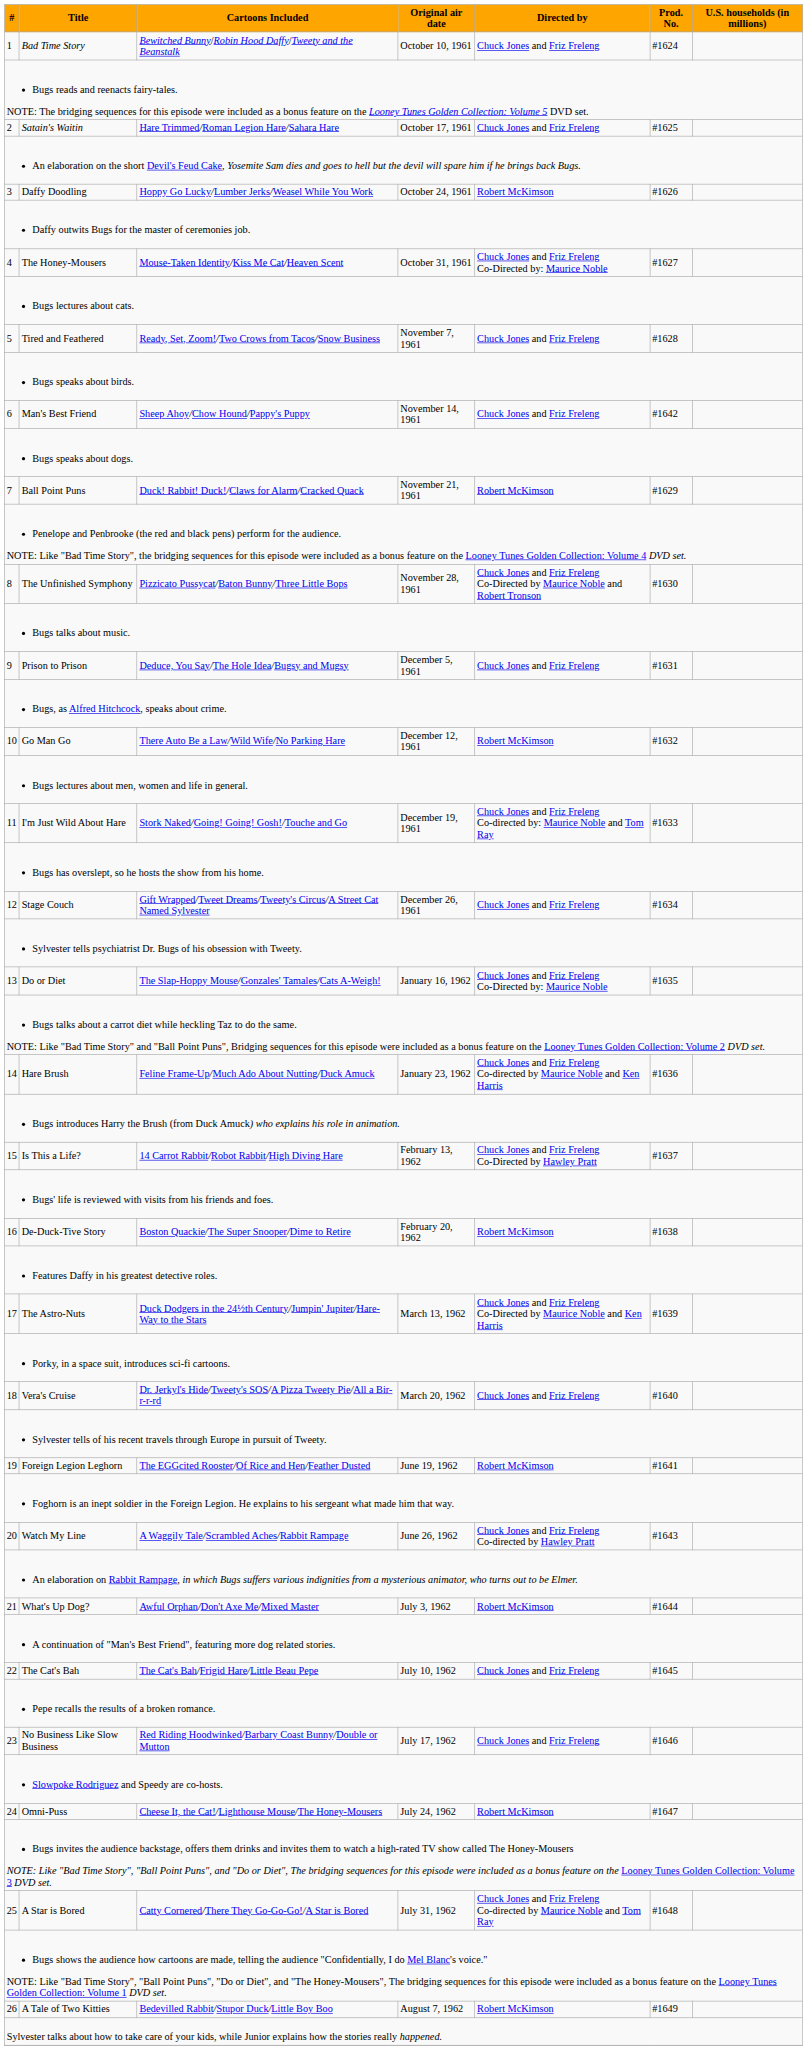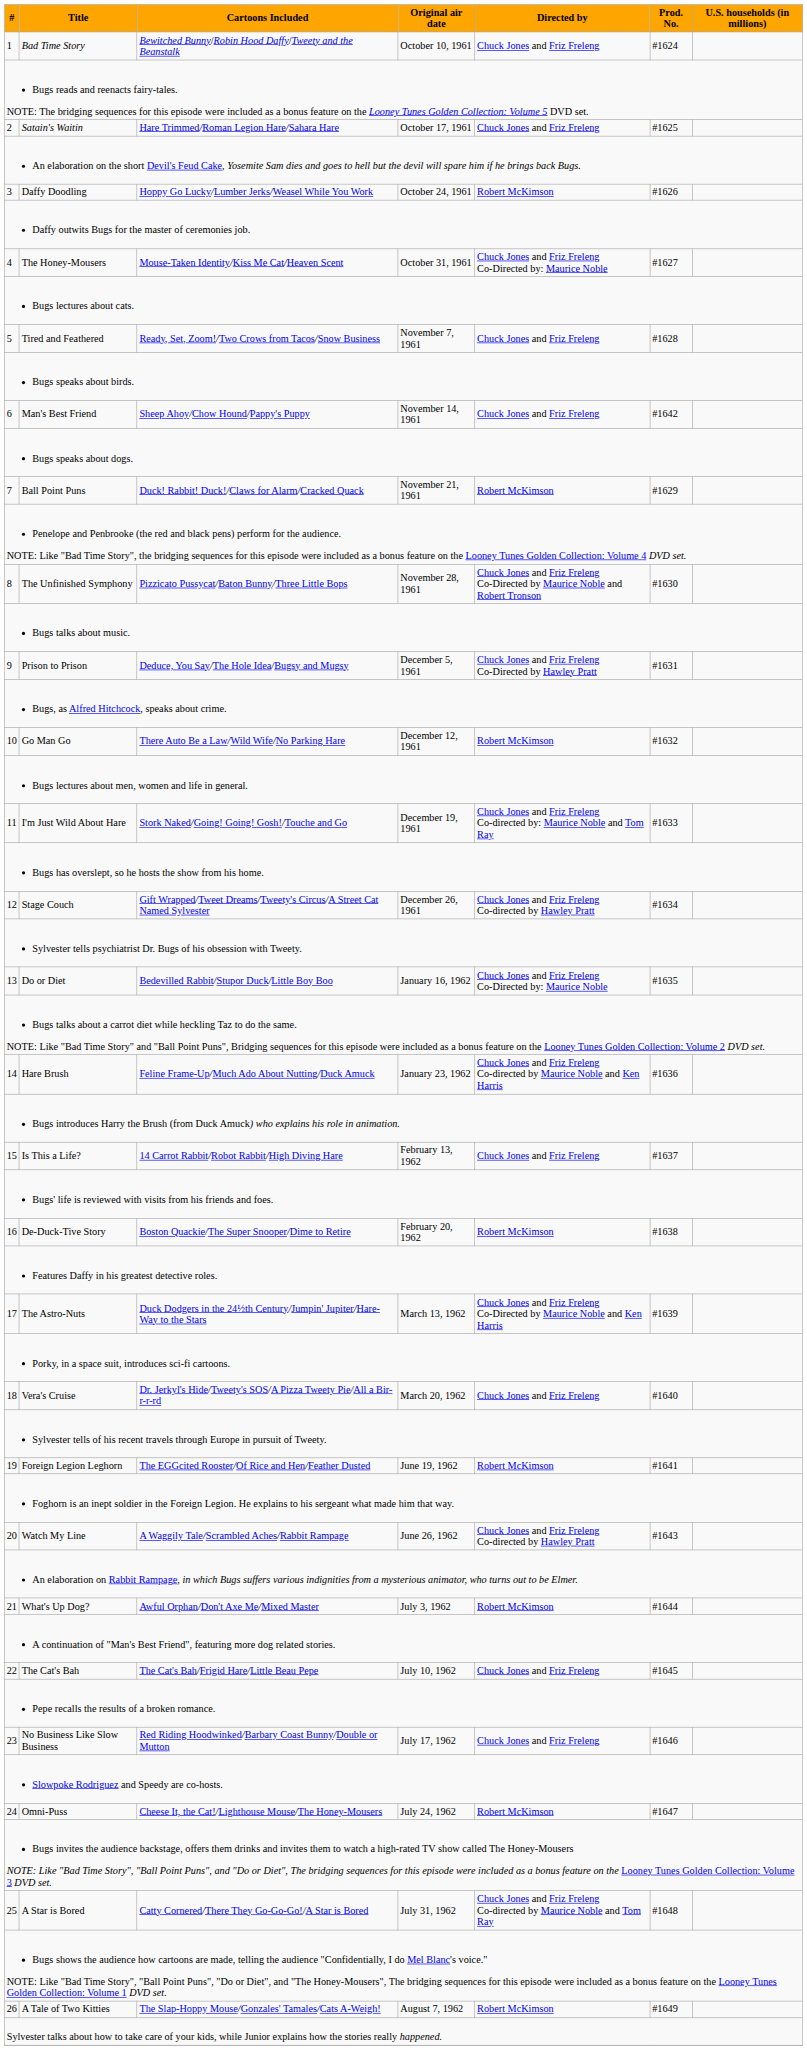(538, 665) Chuck Jones and Friz Freleng -> (538, 665) Chuck Jones and Friz Freleng Co-Directed by Hawley Pratt
(538, 905) Chuck Jones and Friz Freleng -> (538, 905) Chuck Jones and Friz Freleng Co-directed by Hawley Pratt
(260, 981) The Slap-Hoppy Mouse/Gonzales' Tamales/Cats A-Weigh! -> (236, 981) Bedevilled Rabbit/Stupor Duck/Little Boy Boo
(538, 1156) Chuck Jones and Friz Freleng Co-Directed by Hawley Pratt -> (538, 1156) Chuck Jones and Friz Freleng
(236, 2009) Bedevilled Rabbit/Stupor Duck/Little Boy Boo -> (260, 2009) The Slap-Hoppy Mouse/Gonzales' Tamales/Cats A-Weigh!
